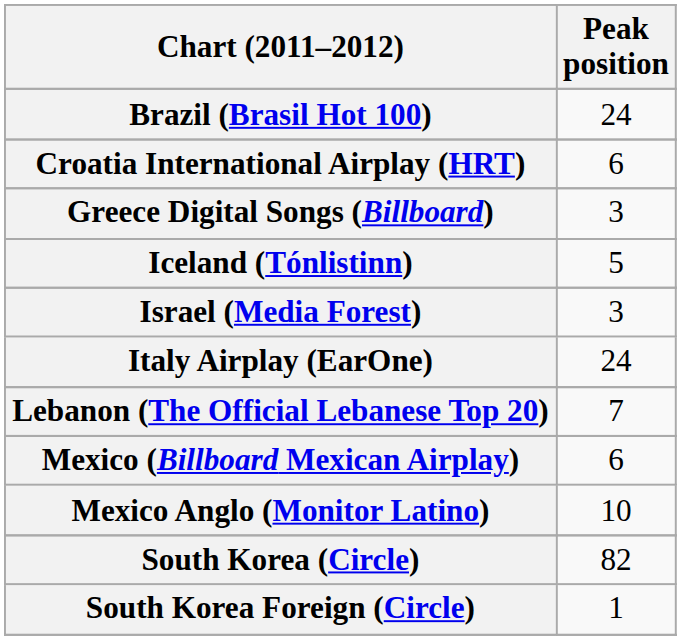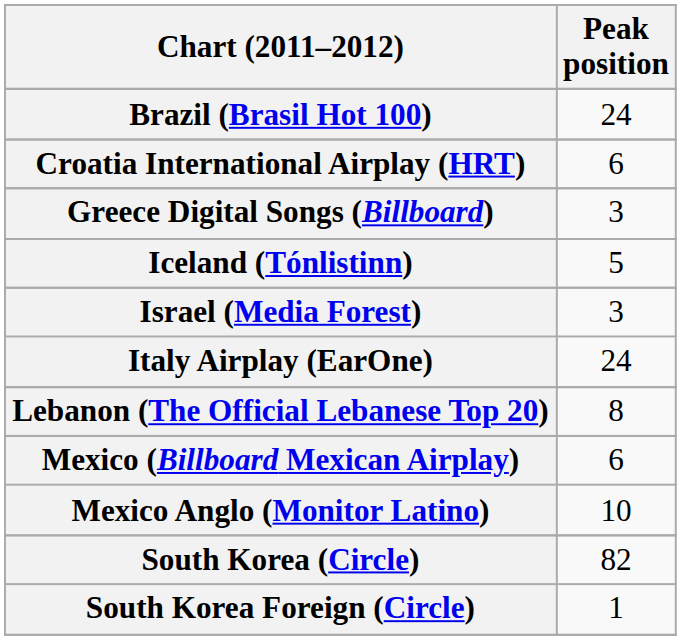(616, 410) 7 -> (616, 410) 8
